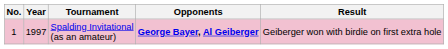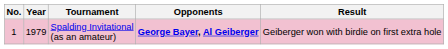(36, 32) 1997 -> (36, 32) 1979
